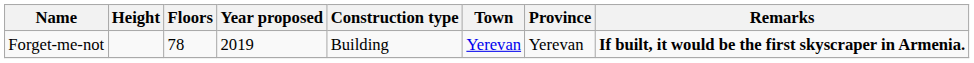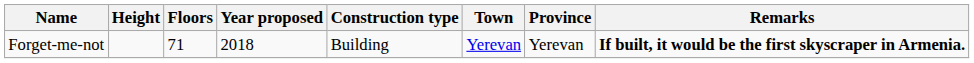(176, 44) 78 -> (176, 44) 71
(237, 44) 2019 -> (237, 44) 2018
